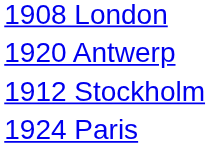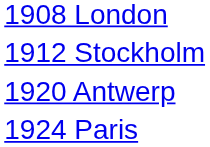rows swapped: (105, 91) <-> (90, 53)
